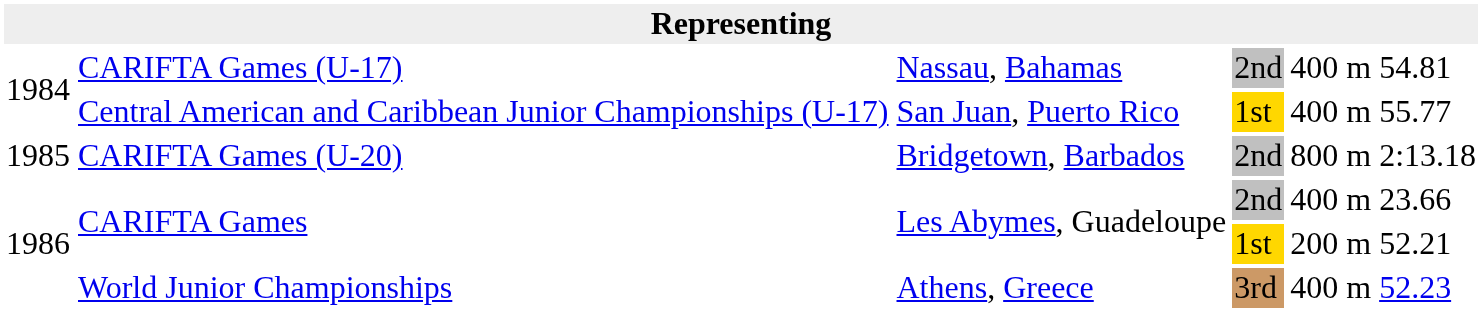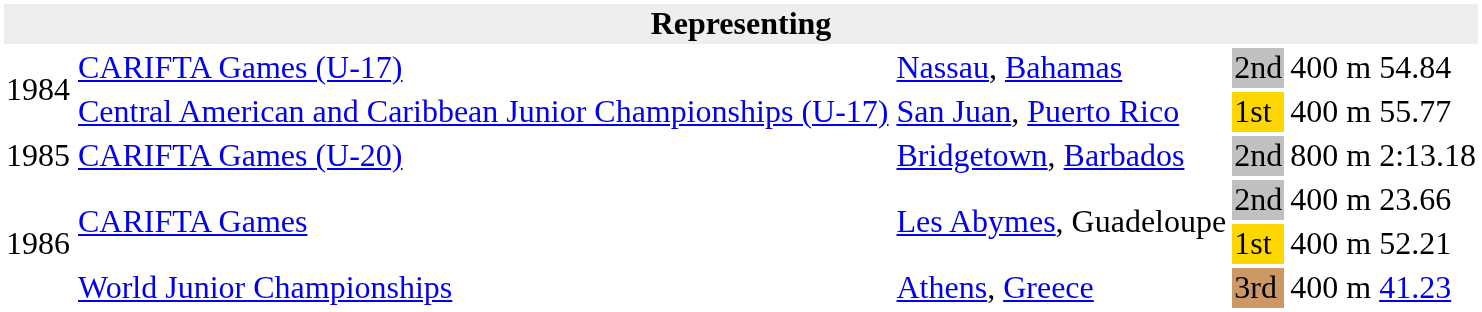(1415, 67) 54.81 -> (1415, 67) 54.84
(1331, 243) 200 m -> (1331, 243) 400 m
(1415, 287) 52.23 -> (1415, 287) 41.23
